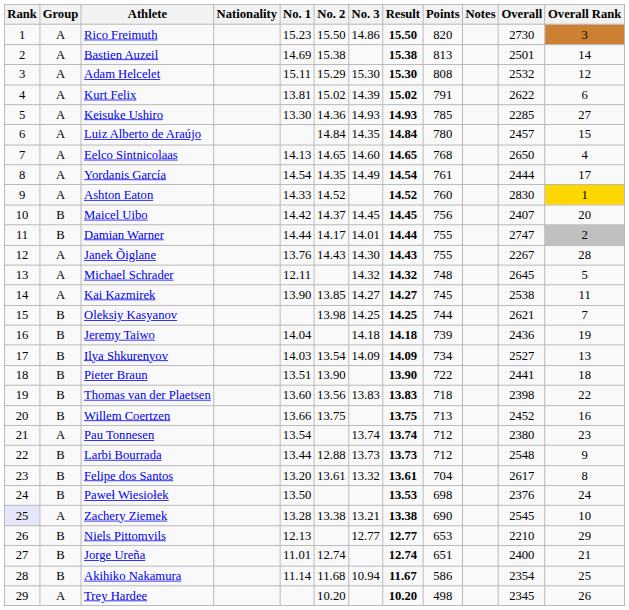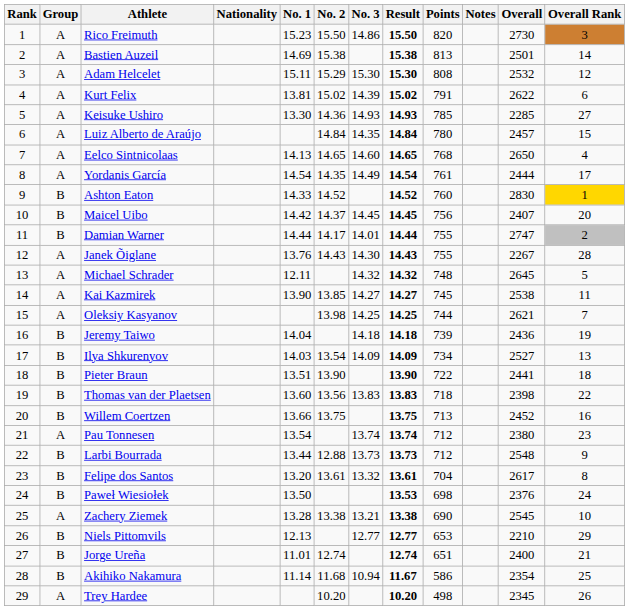(60, 194) A -> (60, 194) B
(60, 315) B -> (60, 315) A
(22, 515) lavender background -> (22, 515) no background
